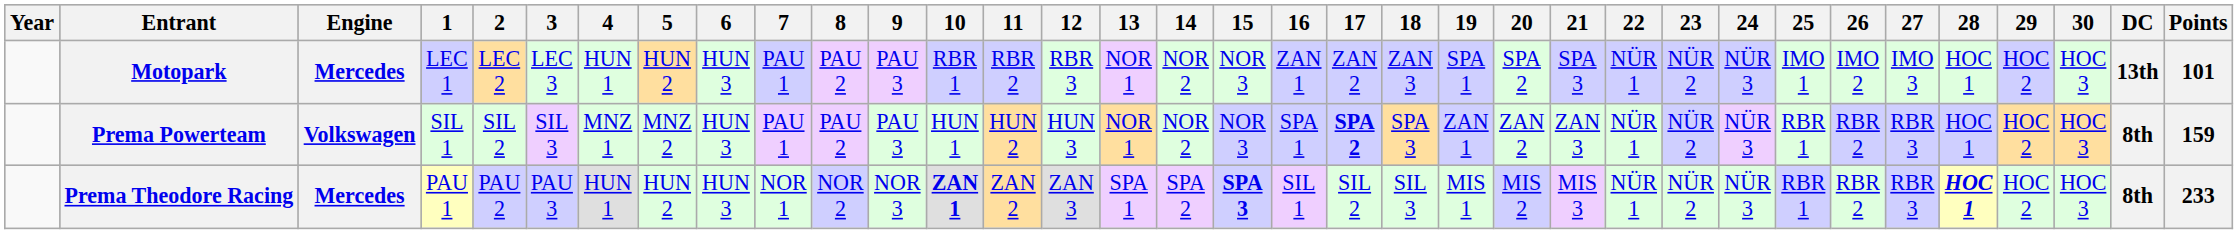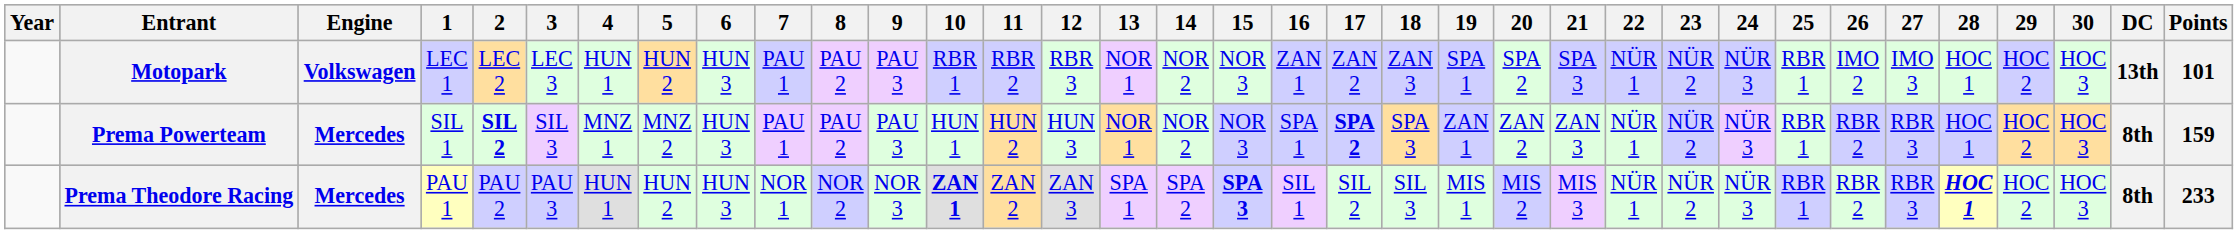(360, 71) Mercedes -> (360, 71) Volkswagen
(1803, 71) IMO 1 -> (1803, 71) RBR 1
(360, 133) Volkswagen -> (360, 133) Mercedes
(499, 133) normal -> (499, 133) bold
